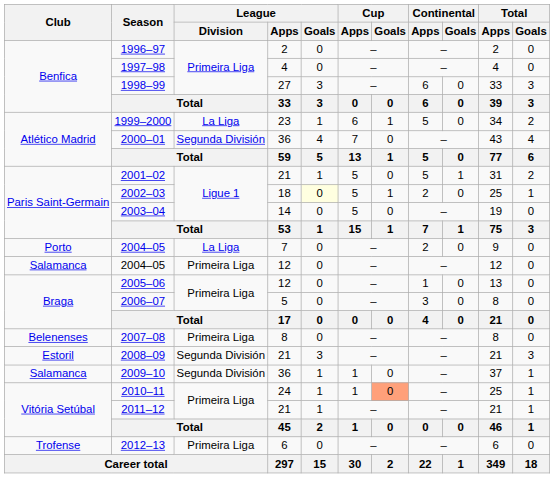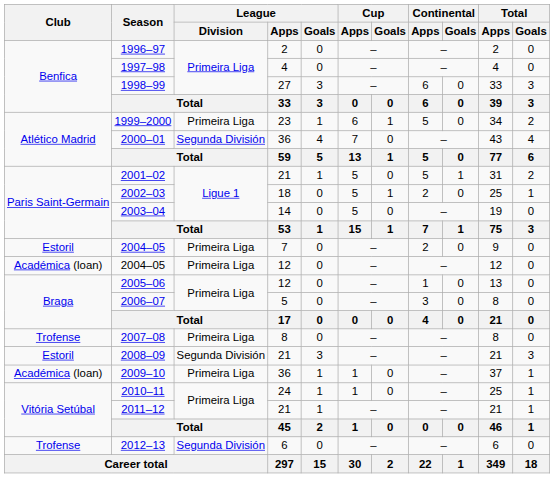(221, 121) La Liga -> (221, 121) Primeira Liga
(320, 193) lightyellow background -> (320, 193) no background
(58, 247) Porto -> (58, 247) Estoril
(221, 247) La Liga -> (221, 247) Primeira Liga
(58, 265) Salamanca -> (58, 265) Académica (loan)
(58, 337) Belenenses -> (58, 337) Trofense
(58, 373) Salamanca -> (58, 373) Académica (loan)
(221, 373) Segunda División -> (221, 373) Primeira Liga
(390, 391) lightsalmon background -> (390, 391) no background
(221, 445) Primeira Liga -> (221, 445) Segunda División
